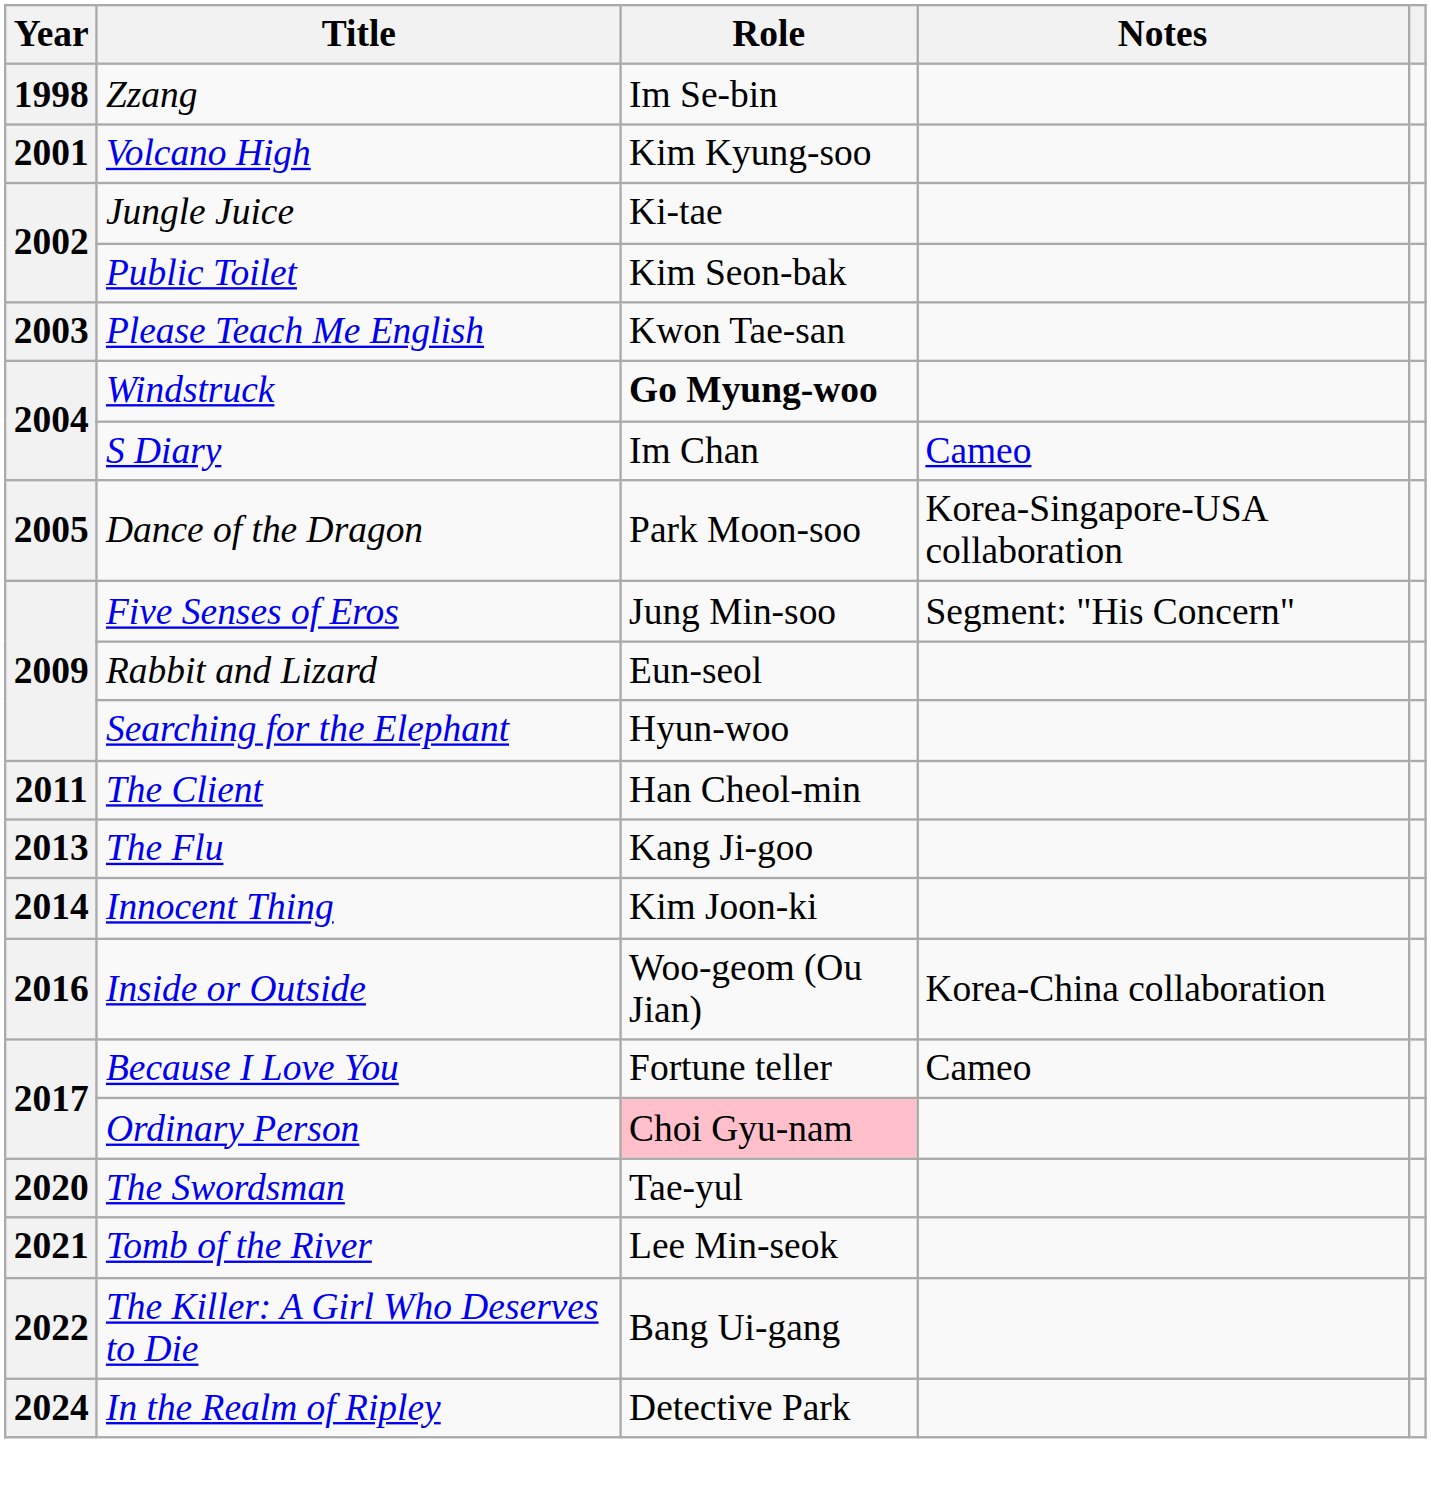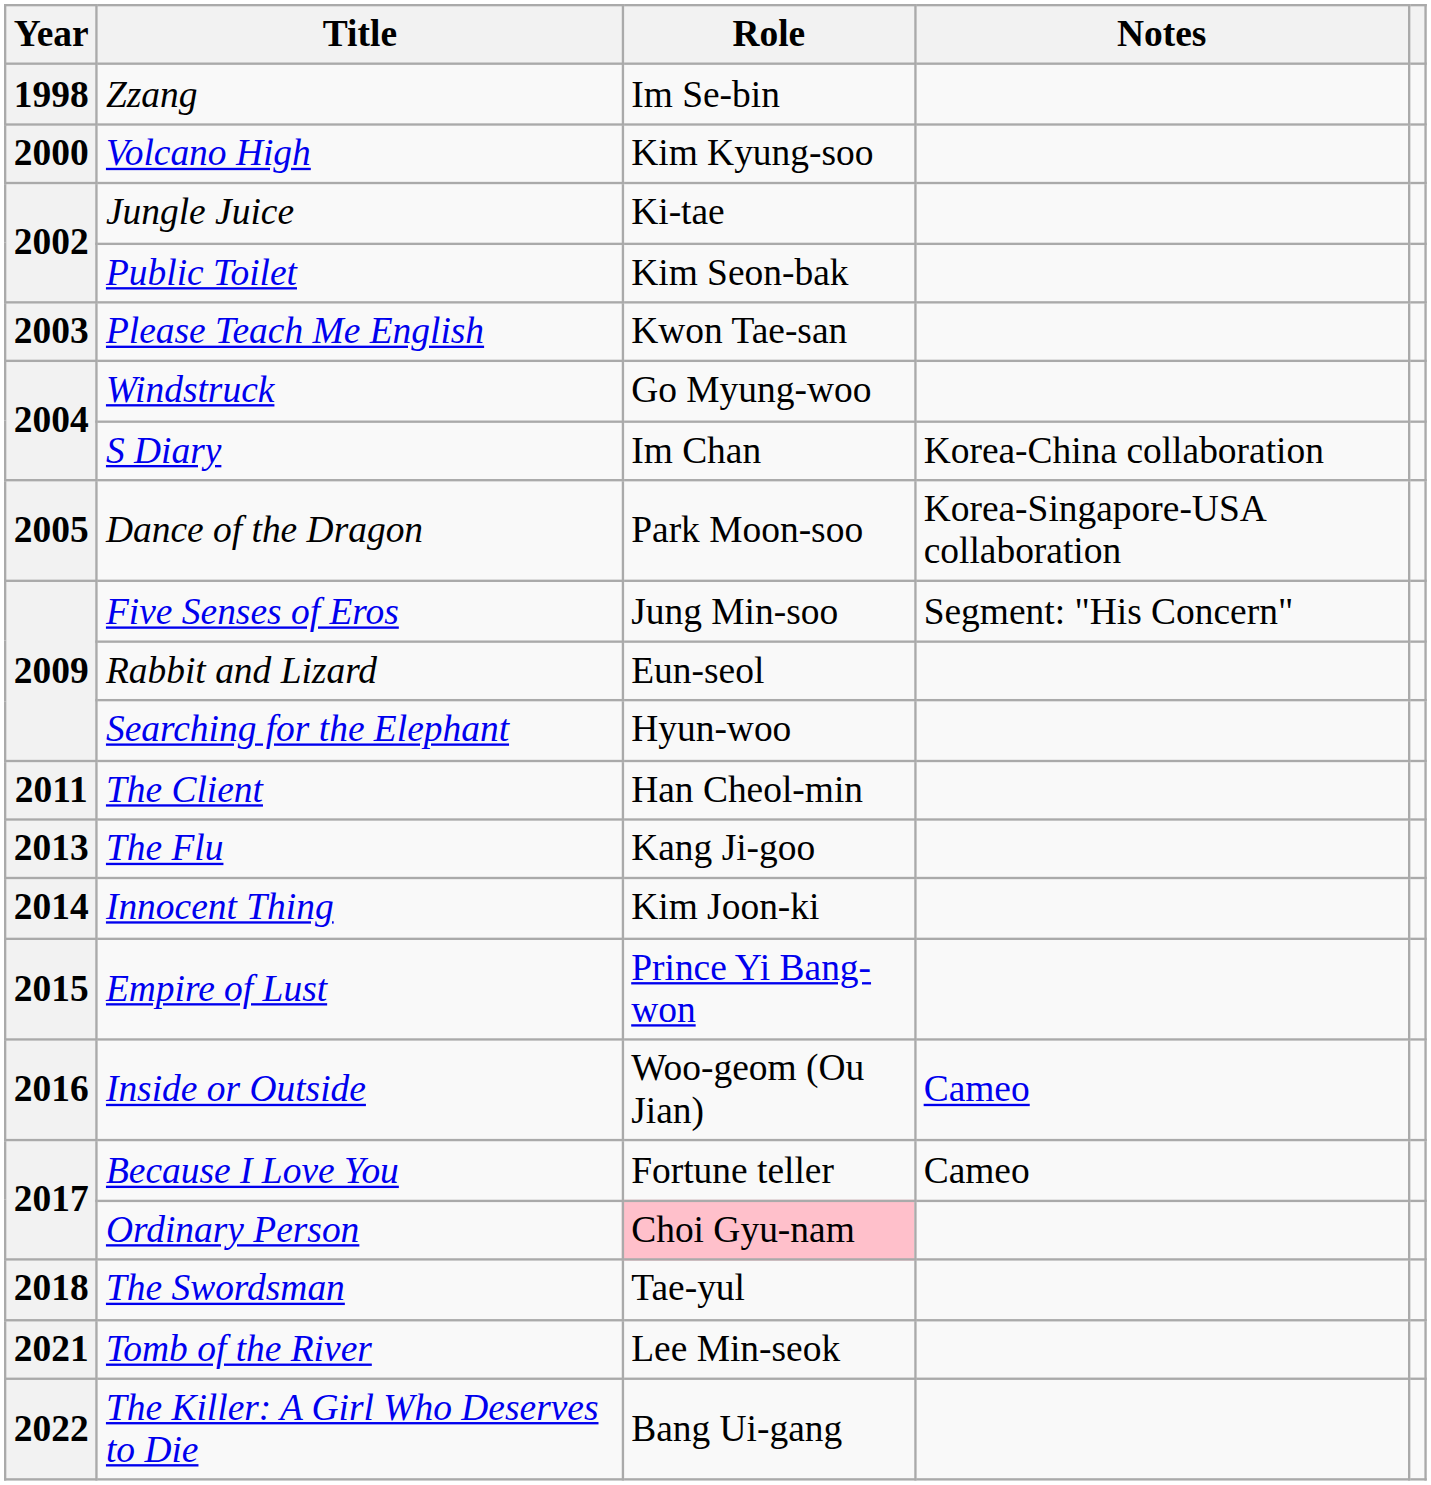(51, 152) 2001 -> (51, 152) 2000
(753, 390) bold -> (751, 390) normal
(978, 449) Cameo -> (1124, 449) Korea-China collaboration
+ row: (217, 988)
(1126, 988) Korea-China collaboration -> (977, 1089) Cameo
(51, 1187) 2020 -> (51, 1288) 2018
- row: (273, 1407)
